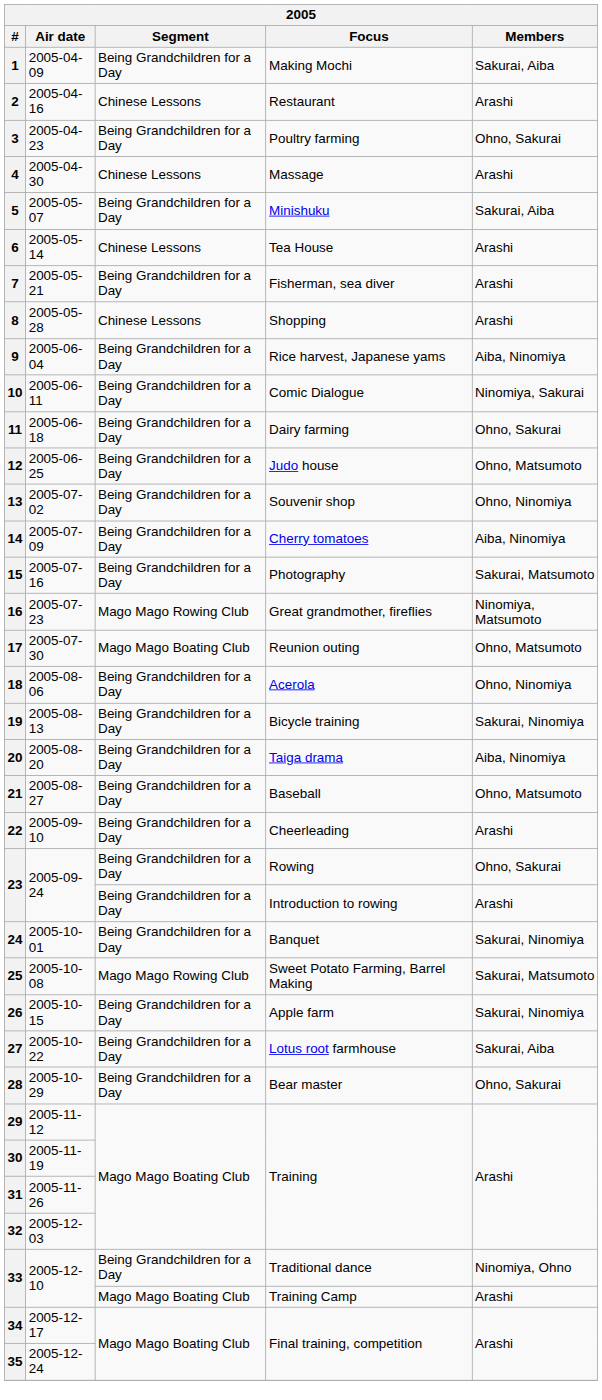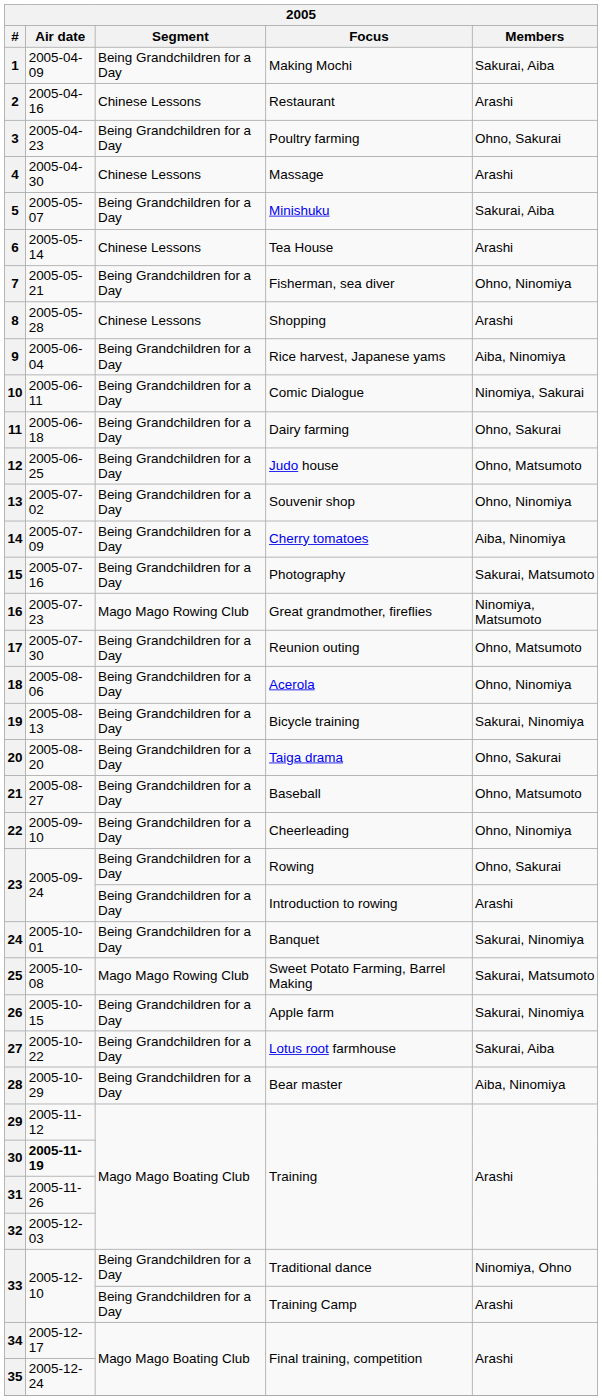(494, 283) Arashi -> (523, 283) Ohno, Ninomiya
(174, 648) Mago Mago Boating Club -> (175, 648) Being Grandchildren for a Day
(520, 757) Aiba, Ninomiya -> (518, 757) Ohno, Sakurai
(494, 830) Arashi -> (523, 830) Ohno, Ninomiya
(518, 1085) Ohno, Sakurai -> (520, 1085) Aiba, Ninomiya
(55, 1158) normal -> (55, 1158) bold
(174, 1296) Mago Mago Boating Club -> (175, 1304) Being Grandchildren for a Day
